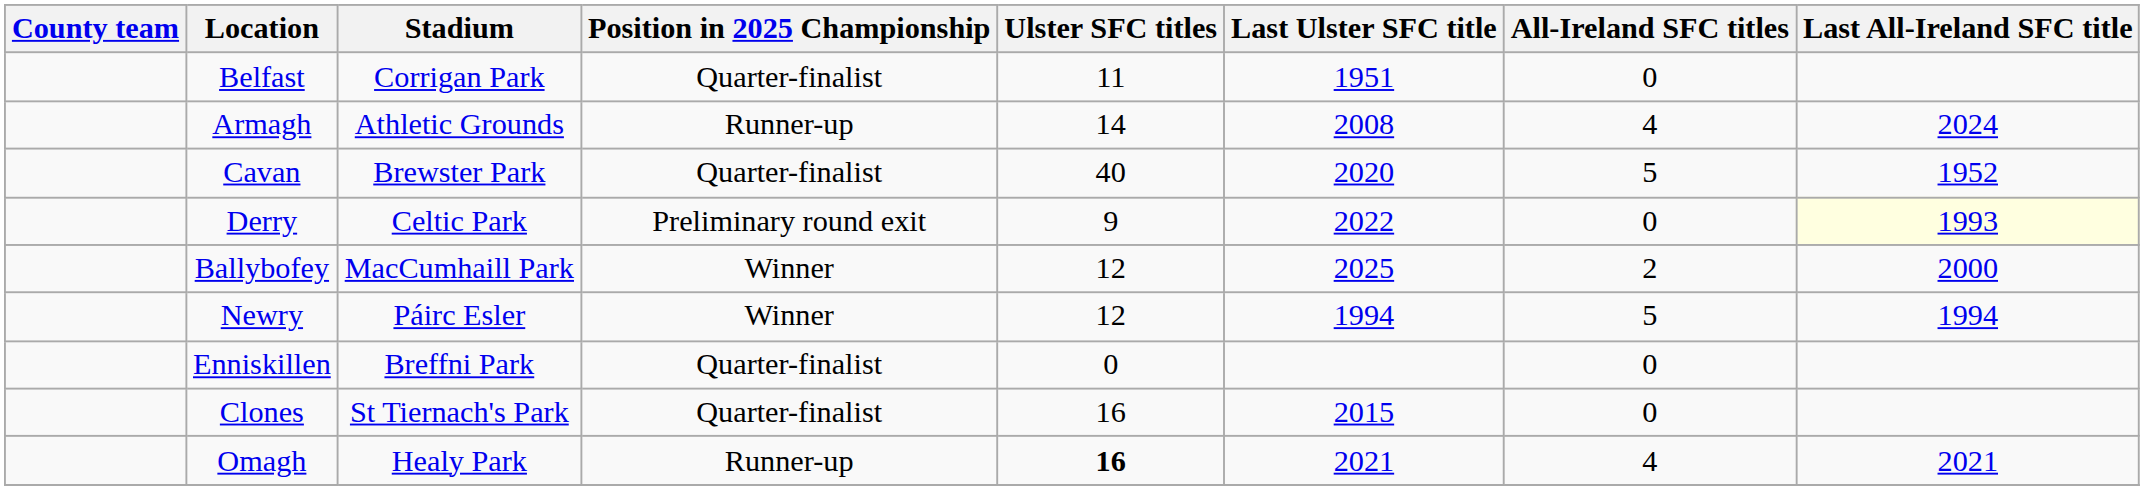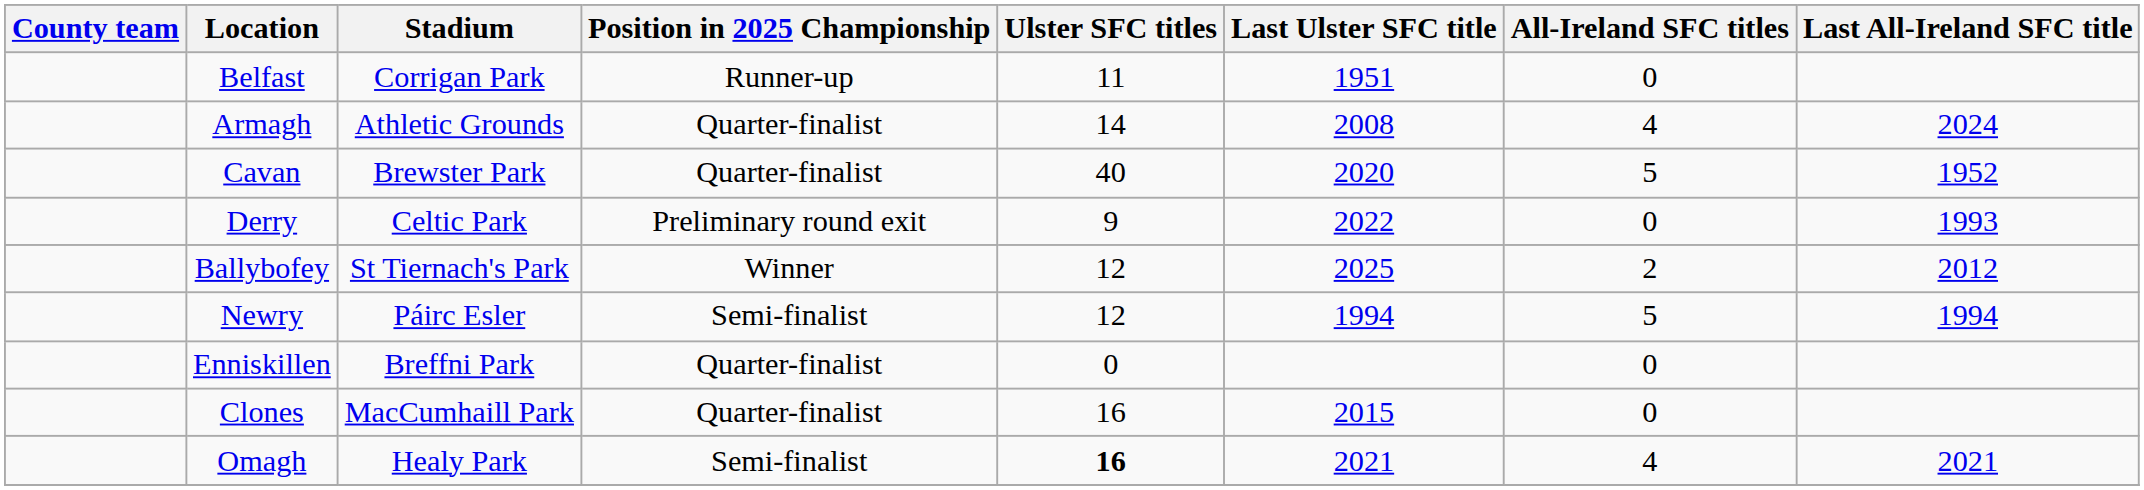(789, 76) Quarter-finalist -> (789, 76) Runner-up
(789, 124) Runner-up -> (789, 124) Quarter-finalist
(1968, 220) lightyellow background -> (1968, 220) no background
(459, 268) MacCumhaill Park -> (459, 268) St Tiernach's Park
(1968, 268) 2000 -> (1968, 268) 2012
(789, 316) Winner -> (789, 316) Semi-finalist
(459, 412) St Tiernach's Park -> (459, 412) MacCumhaill Park
(789, 460) Runner-up -> (789, 460) Semi-finalist
